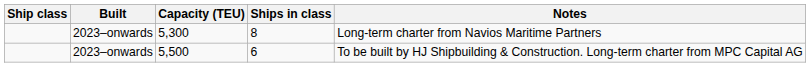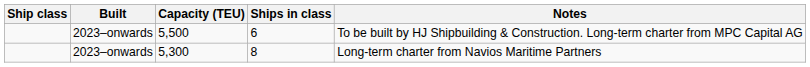rows swapped: (174, 33) <-> (174, 52)
